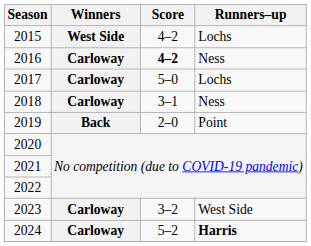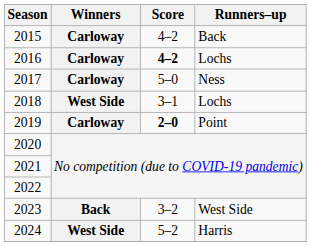(96, 36) West Side -> (96, 36) Carloway
(215, 36) Lochs -> (212, 36) Back
(212, 58) Ness -> (215, 58) Lochs
(215, 79) Lochs -> (212, 79) Ness
(96, 101) Carloway -> (96, 101) West Side
(212, 101) Ness -> (215, 101) Lochs
(96, 123) Back -> (96, 123) Carloway
(168, 123) normal -> (168, 123) bold
(96, 209) Carloway -> (96, 209) Back
(96, 230) Carloway -> (96, 230) West Side
(218, 230) bold -> (215, 230) normal
